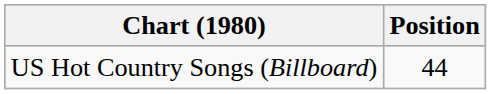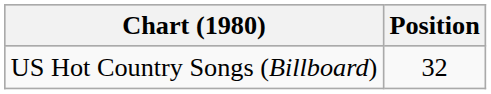(435, 66) 44 -> (435, 66) 32
